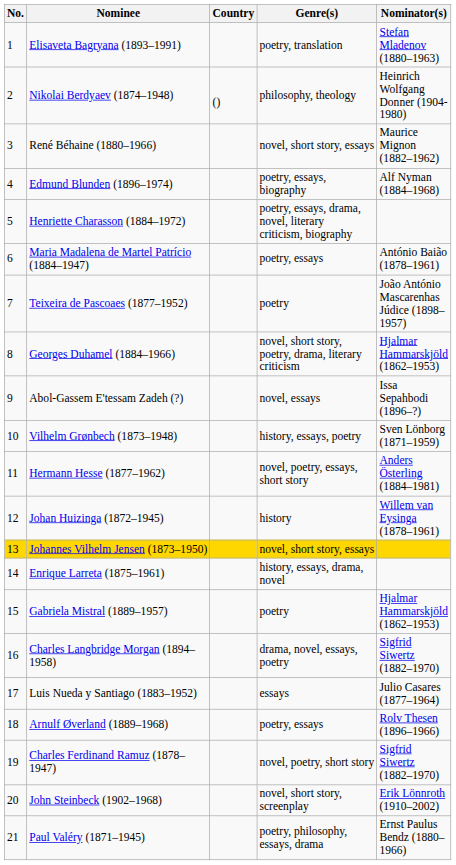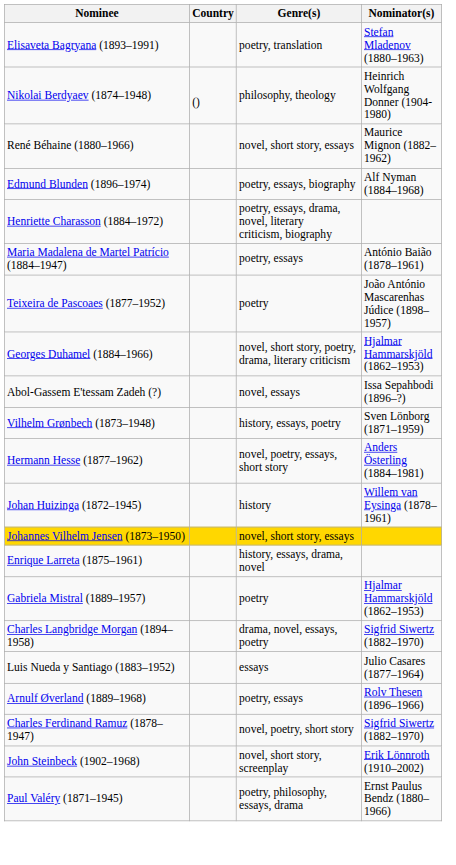- column: (15, 13)
